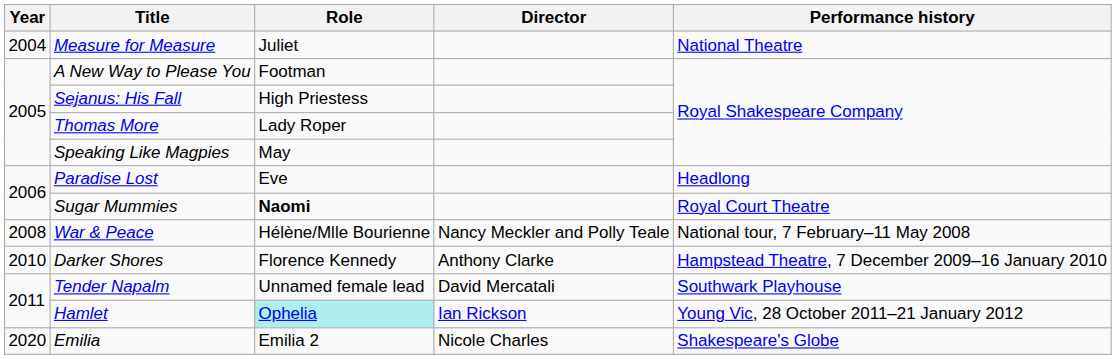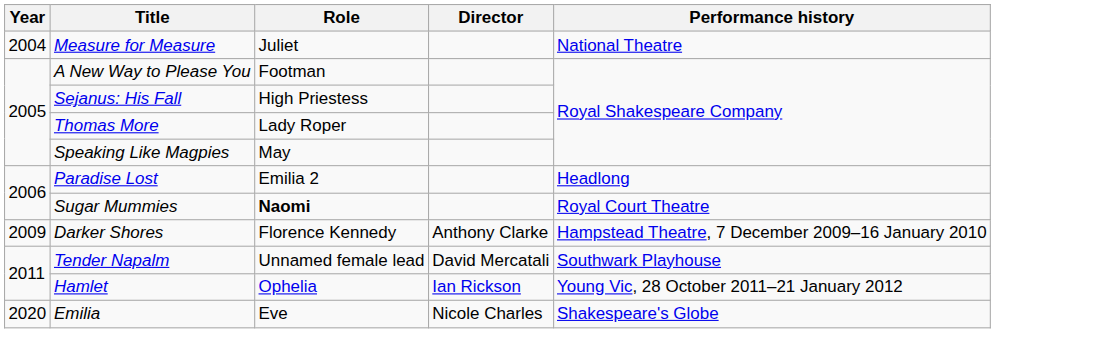(273, 179) Eve -> (289, 179) Emilia 2
- row: (104, 233)
(27, 260) 2010 -> (27, 233) 2009
(288, 313) paleturquoise background -> (288, 286) no background
(289, 340) Emilia 2 -> (273, 313) Eve
